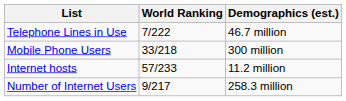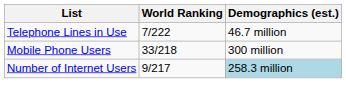- row: (42, 68)
(260, 86) no background -> (260, 68) lightblue background
